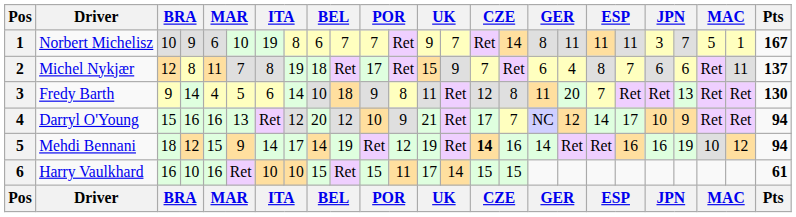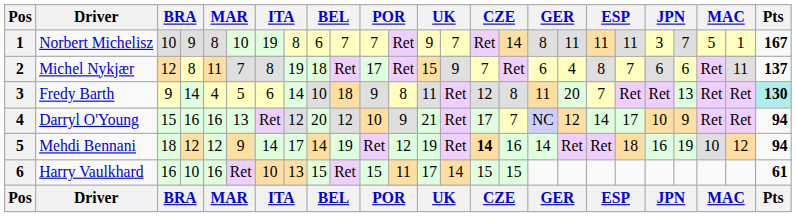(215, 42) 6 -> (215, 42) 8
(776, 94) no background -> (776, 94) paleturquoise background
(215, 146) 15 -> (215, 146) 12
(630, 146) 16 -> (630, 146) 18
(296, 171) 10 -> (296, 171) 13
